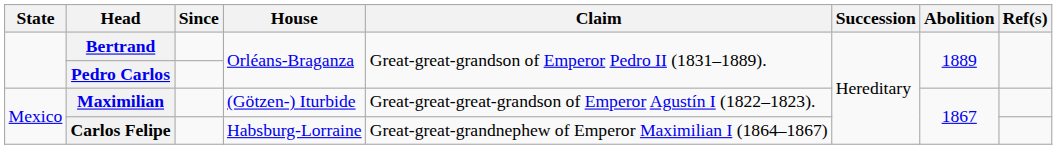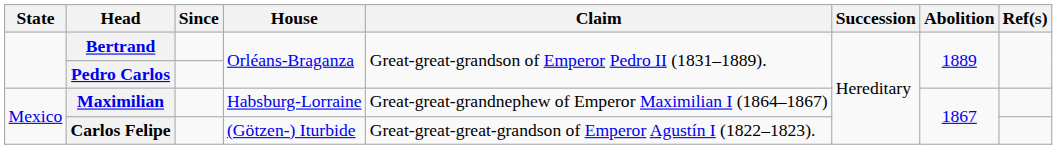(291, 102) (Götzen-) Iturbide -> (294, 102) Habsburg-Lorraine
(593, 102) Great-great-great-grandson of Emperor Agustín I (1822–1823). -> (599, 102) Great-great-grandnephew of Emperor Maximilian I (1864–1867)
(294, 130) Habsburg-Lorraine -> (291, 130) (Götzen-) Iturbide
(599, 130) Great-great-grandnephew of Emperor Maximilian I (1864–1867) -> (593, 130) Great-great-great-grandson of Emperor Agustín I (1822–1823).
